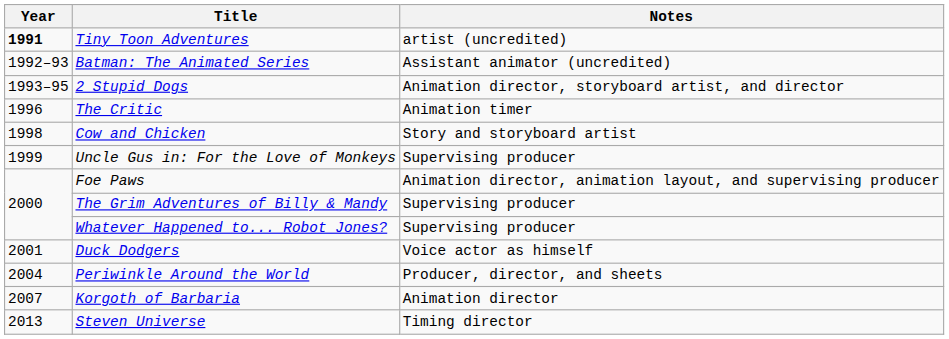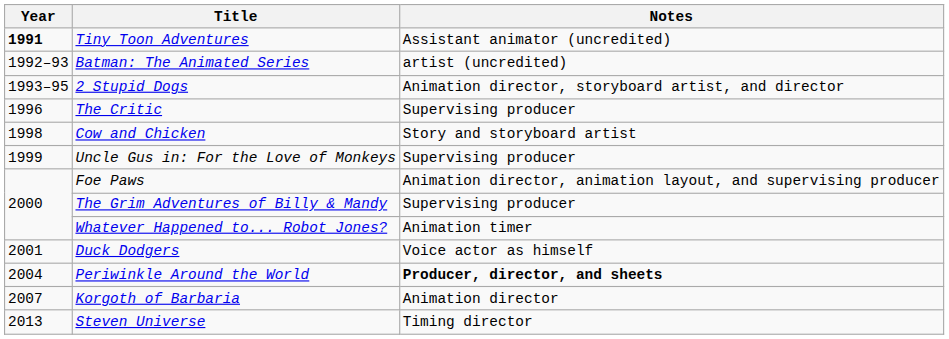(485, 40) artist (uncredited) -> (537, 40) Assistant animator (uncredited)
(537, 63) Assistant animator (uncredited) -> (485, 63) artist (uncredited)
(468, 110) Animation timer -> (489, 110) Supervising producer
(489, 228) Supervising producer -> (468, 228) Animation timer
(533, 275) normal -> (533, 275) bold
